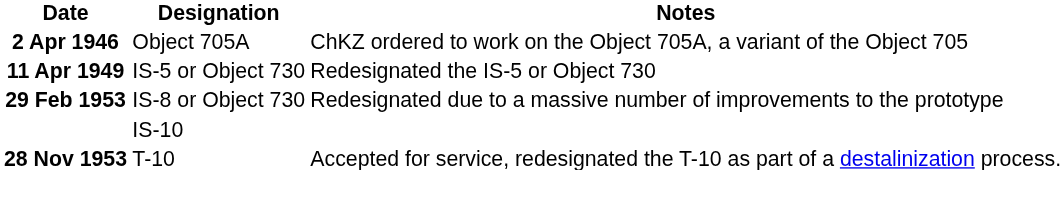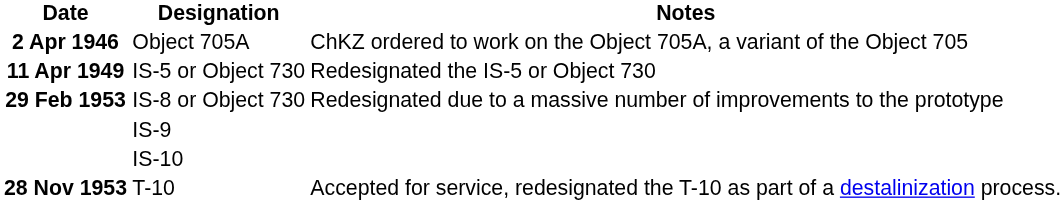+ row: (152, 129)
